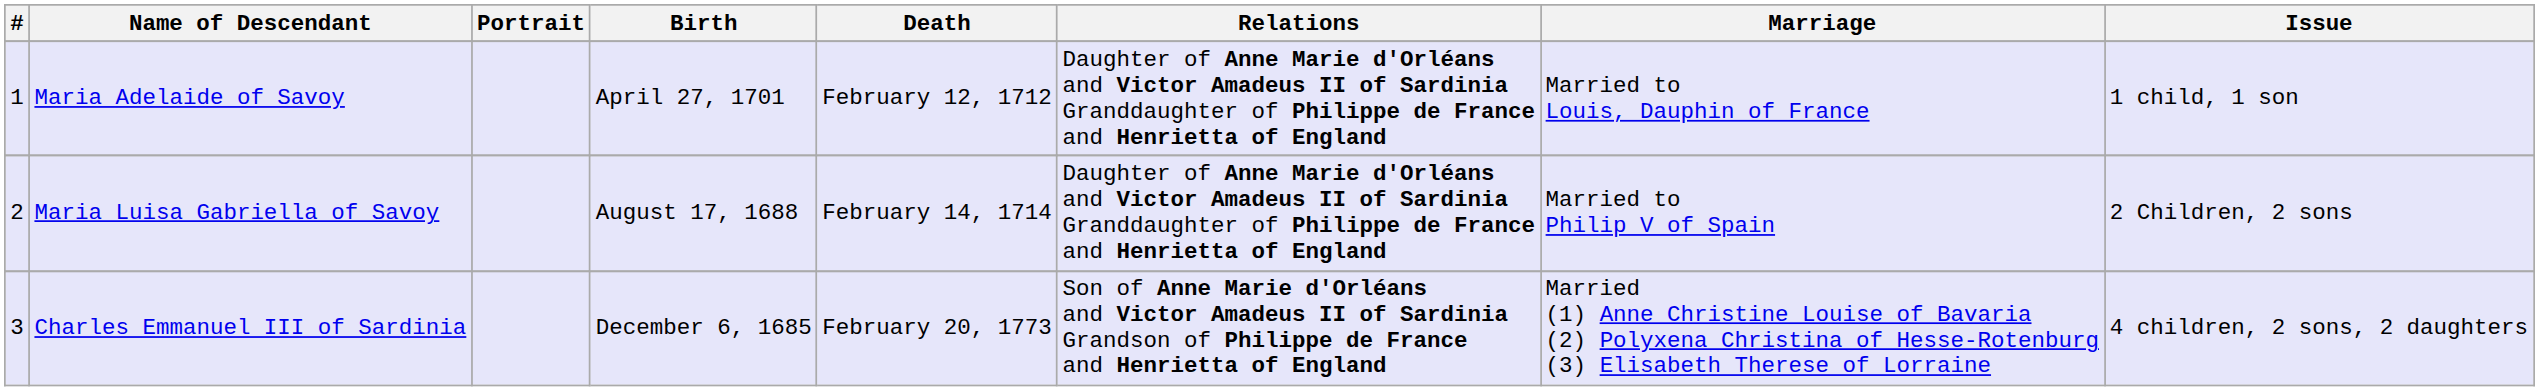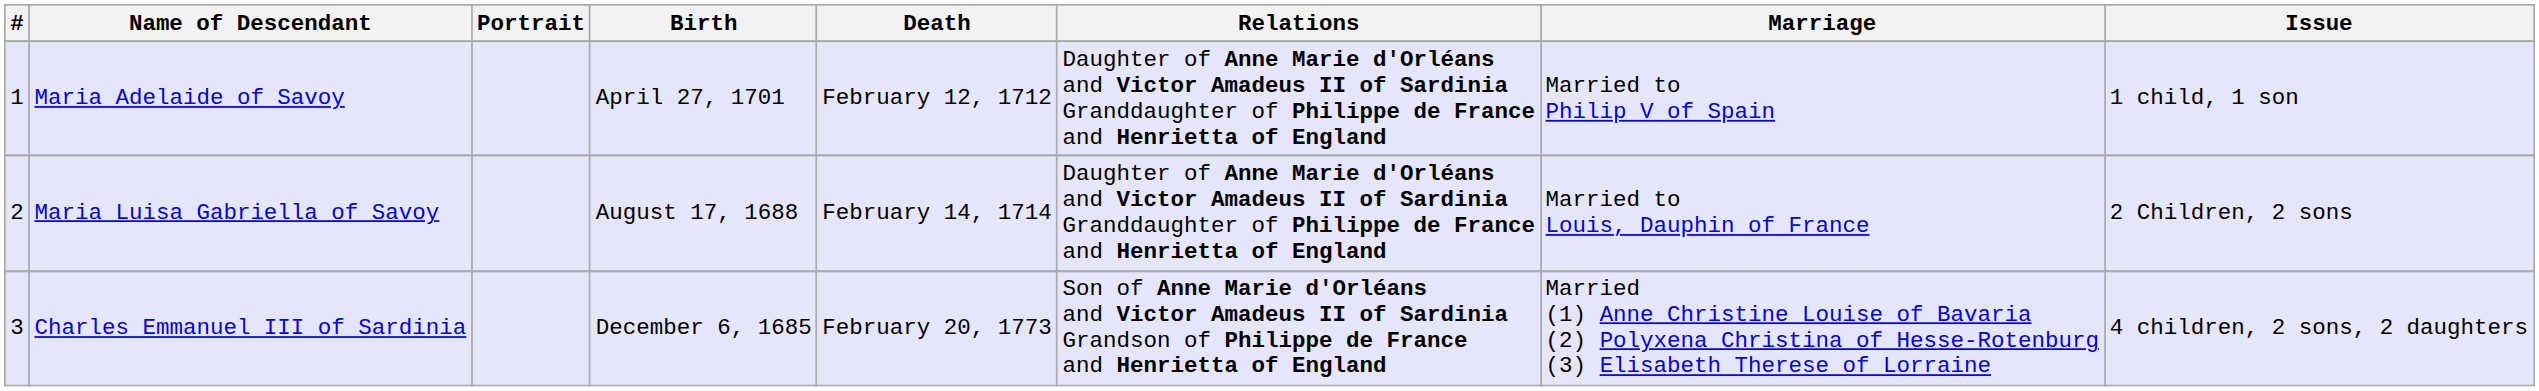(1708, 99) Married to Louis, Dauphin of France -> (1660, 99) Married to Philip V of Spain
(1660, 213) Married to Philip V of Spain -> (1708, 213) Married to Louis, Dauphin of France
